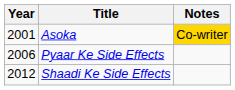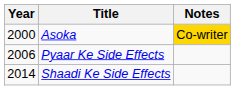(21, 34) 2001 -> (21, 34) 2000
(21, 74) 2012 -> (21, 74) 2014
